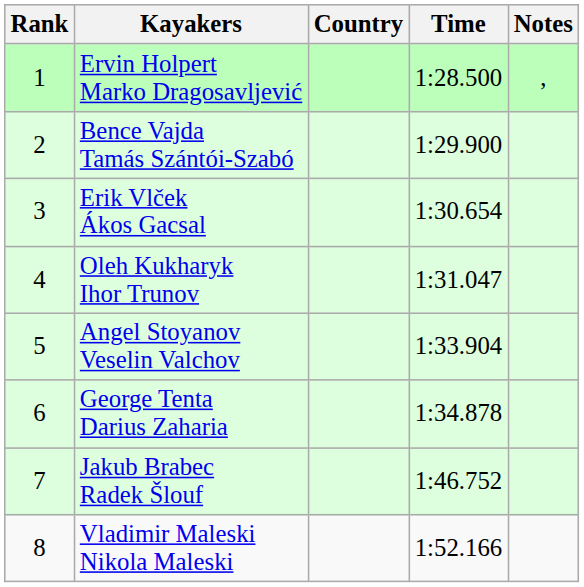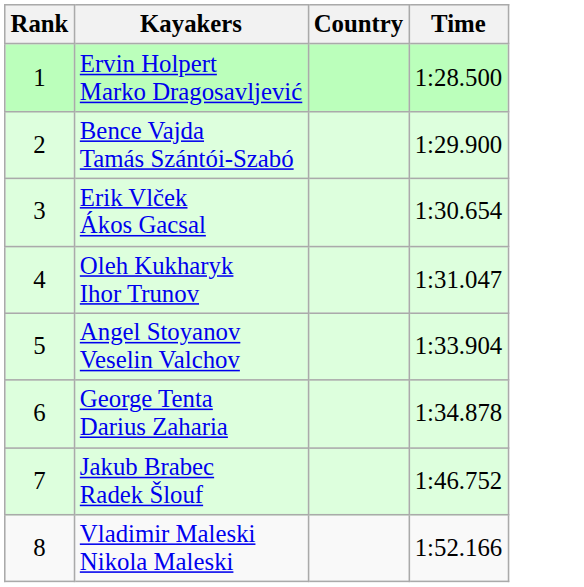- column: (543, 24)
